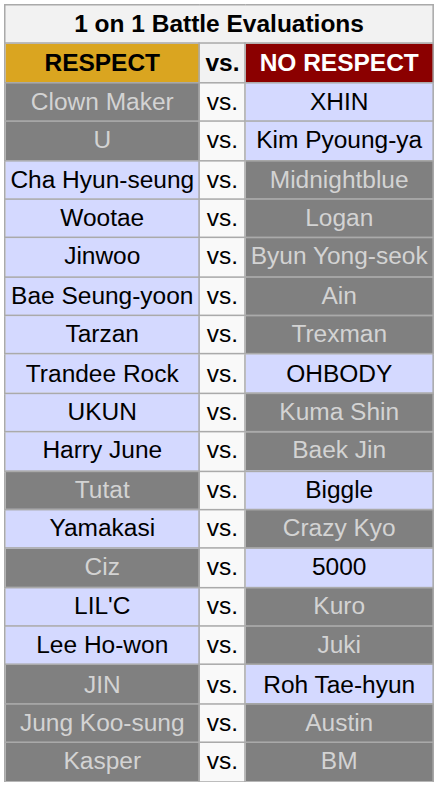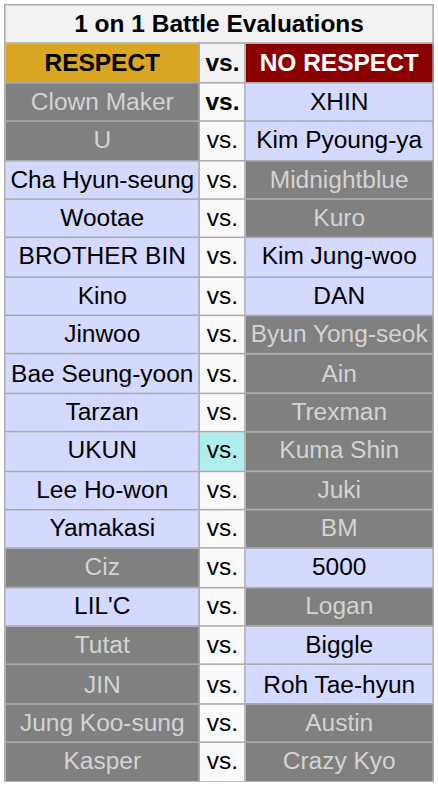(222, 101) normal -> (222, 101) bold
(339, 218) Logan -> (339, 218) Kuro
+ row: (102, 256)
+ row: (102, 295)
- row: (102, 373)
(222, 412) no background -> (222, 450) paleturquoise background
- row: (102, 450)
rows swapped: (102, 645) <-> (102, 489)
(339, 528) Crazy Kyo -> (339, 528) BM
(339, 606) Kuro -> (339, 606) Logan
(339, 761) BM -> (339, 761) Crazy Kyo
